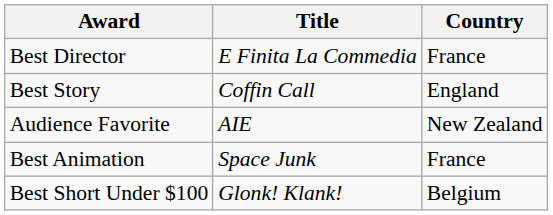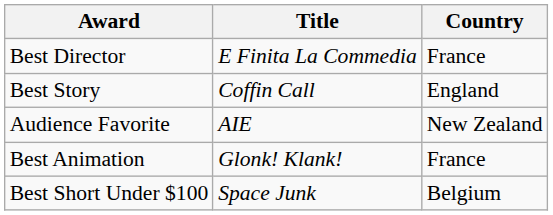(267, 158) Space Junk -> (280, 158) Glonk! Klank!
(280, 192) Glonk! Klank! -> (267, 192) Space Junk
